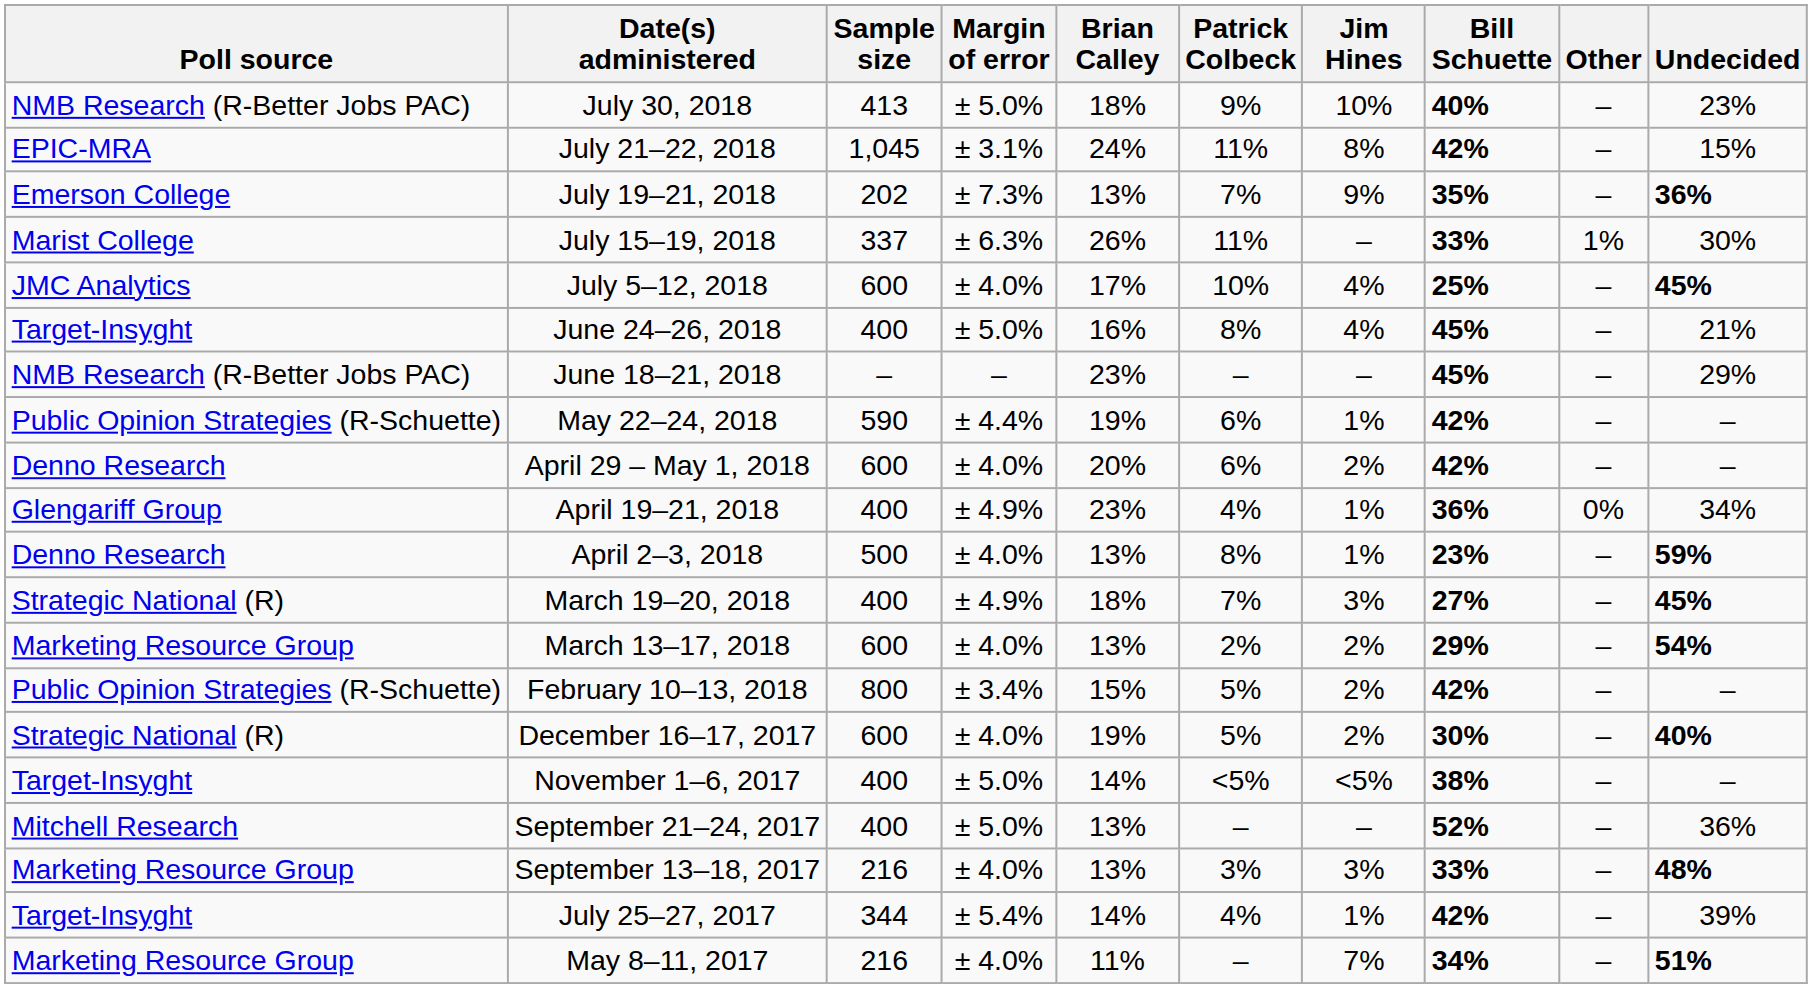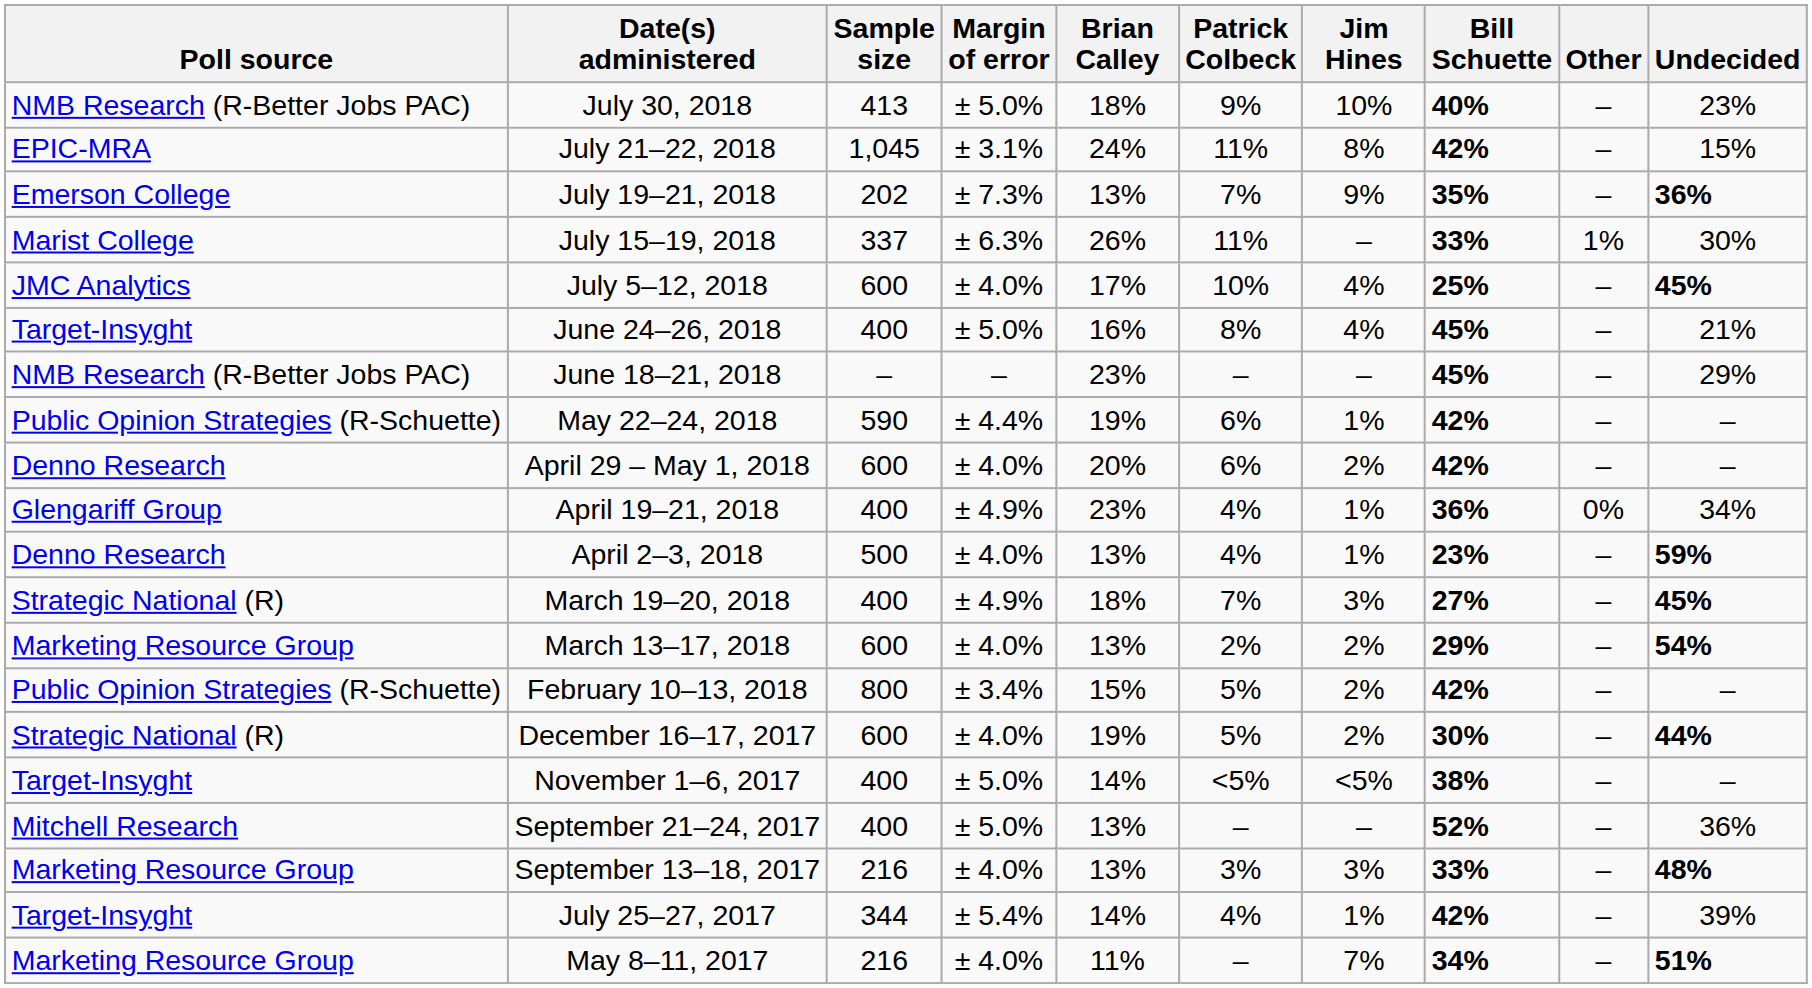(1241, 555) 8% -> (1241, 555) 4%
(1683, 735) 40% -> (1683, 735) 44%
